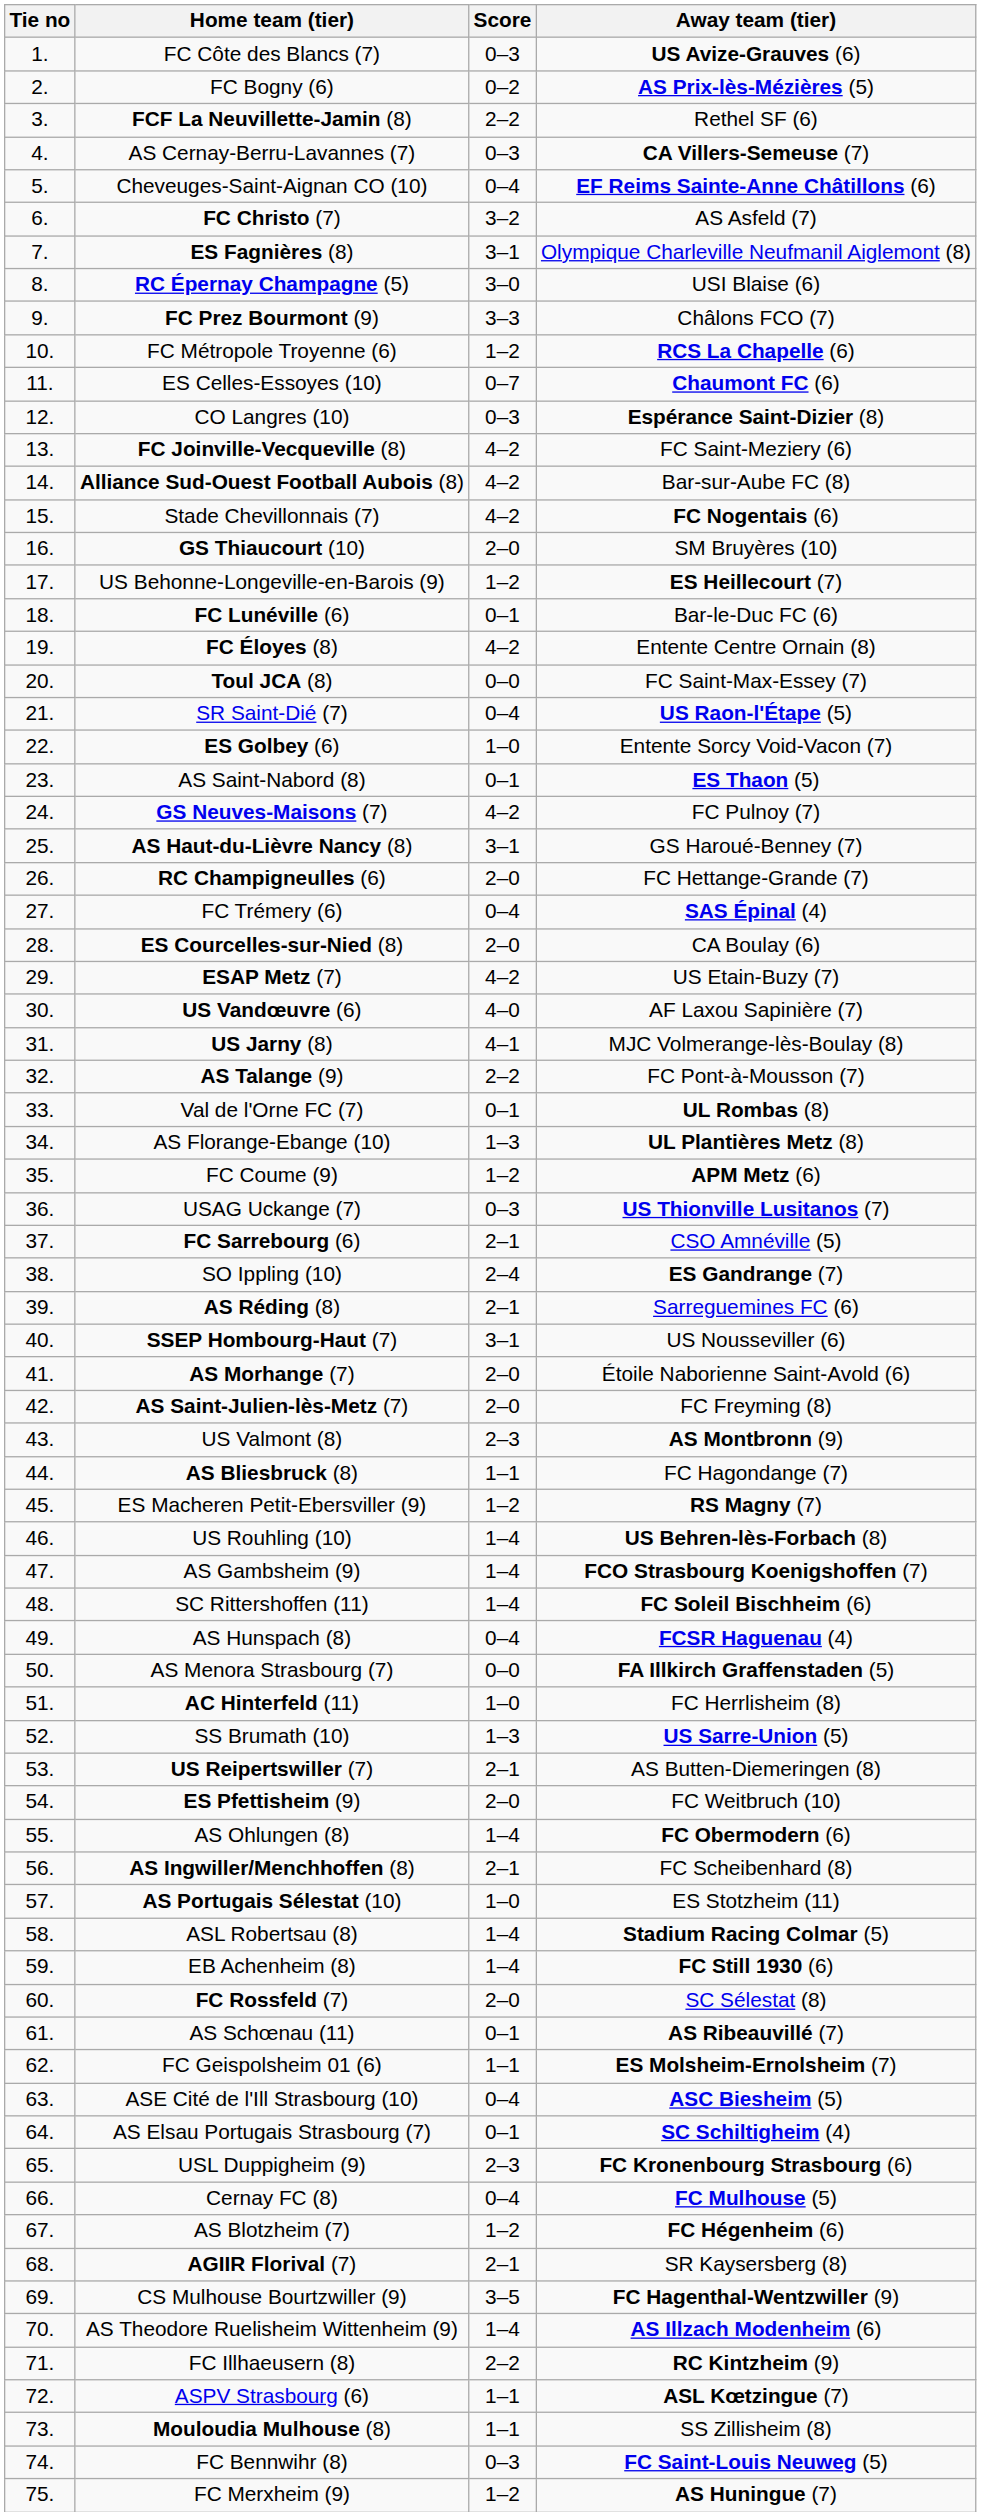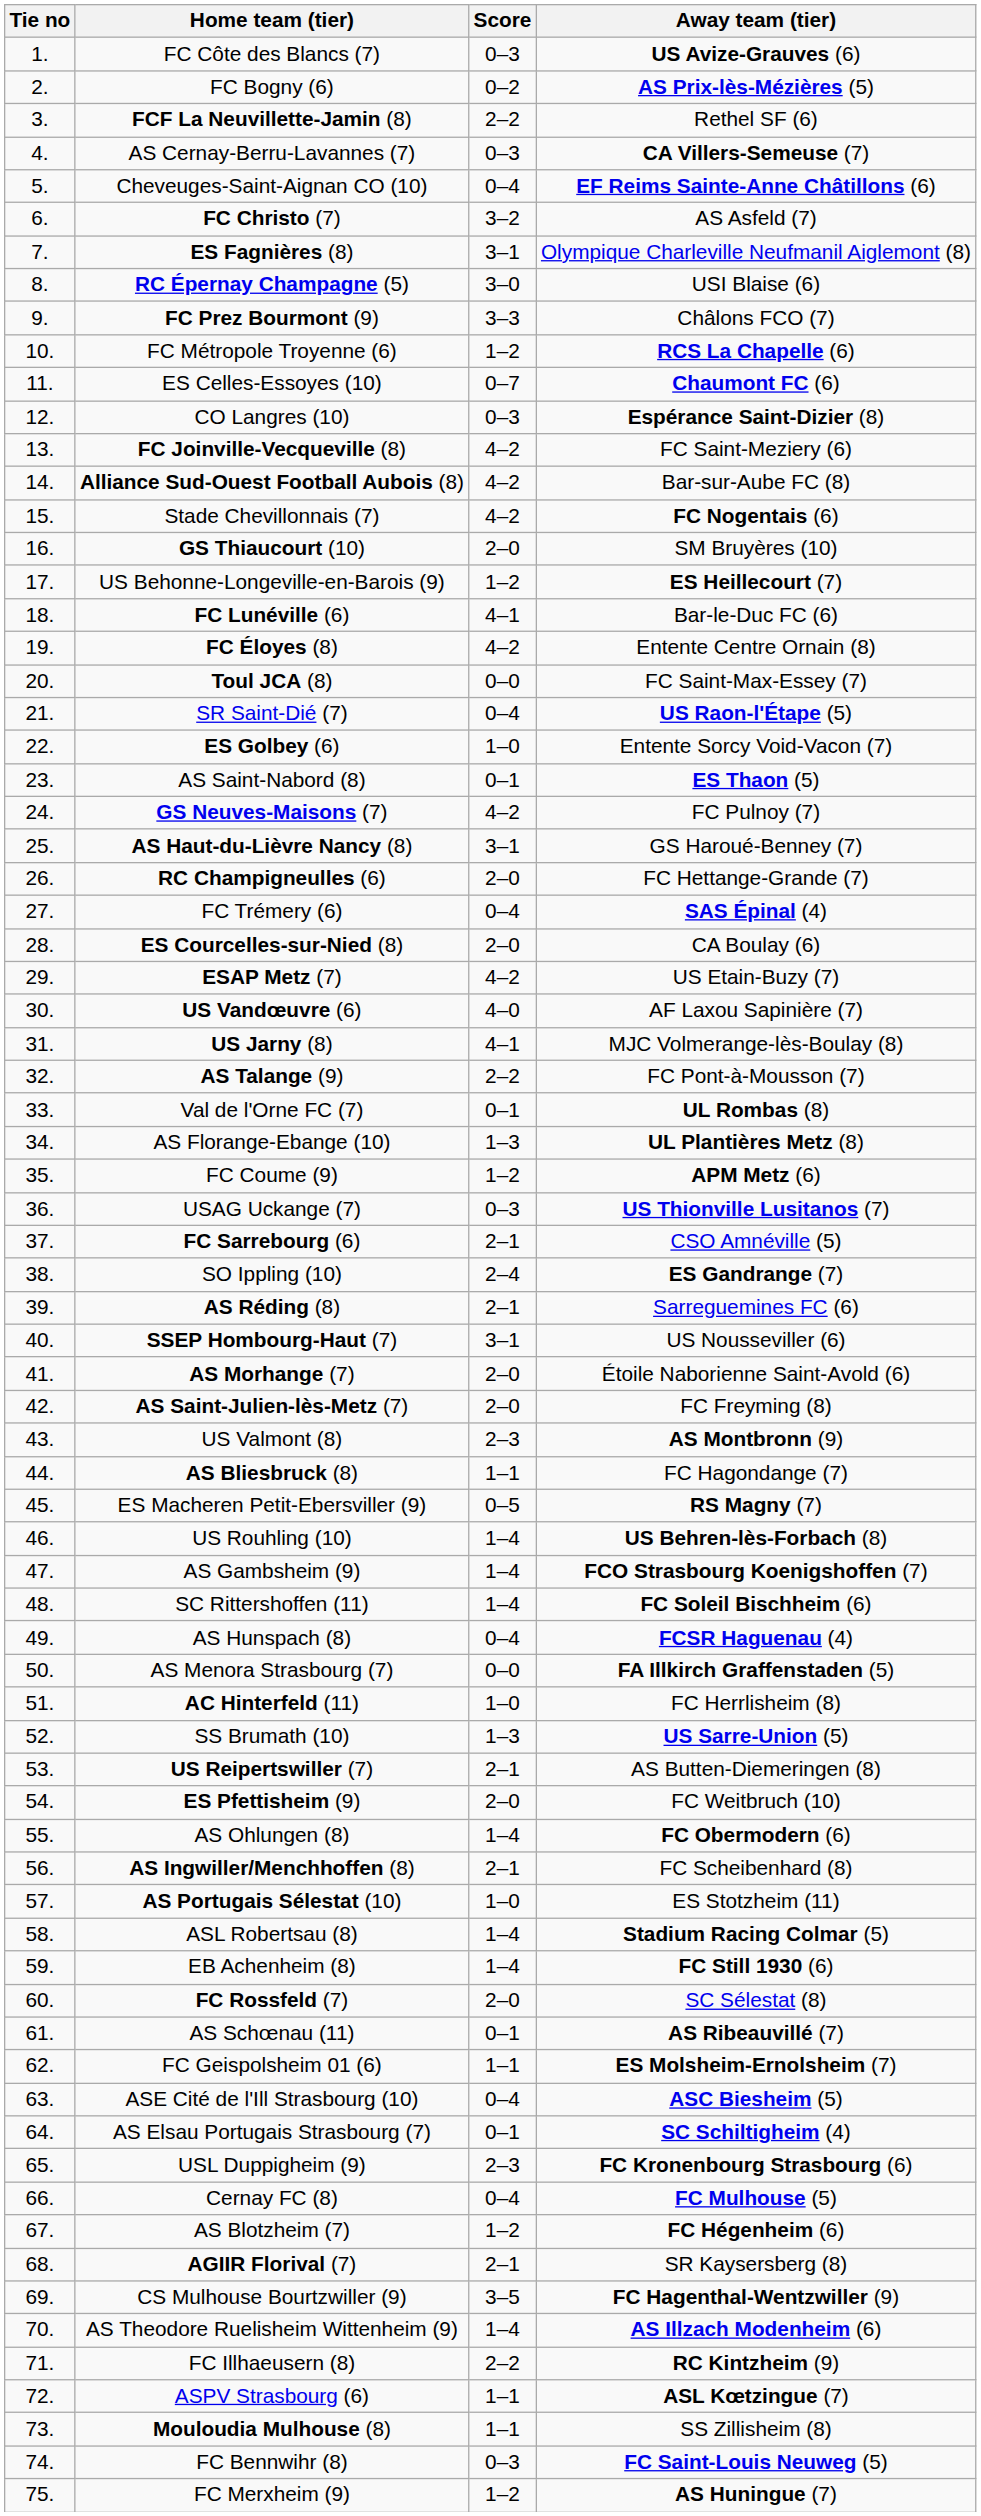(502, 614) 0–1 -> (502, 614) 4–1
(502, 1505) 1–2 -> (502, 1505) 0–5
